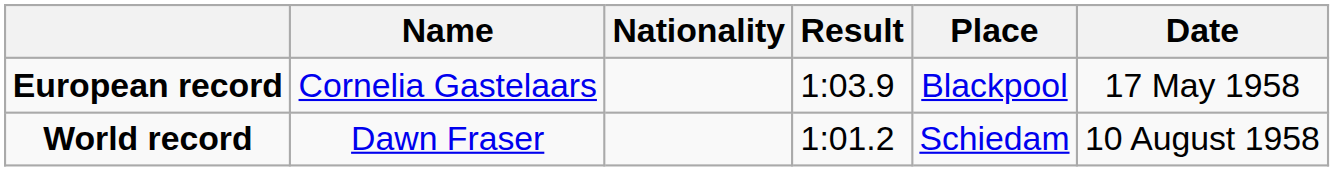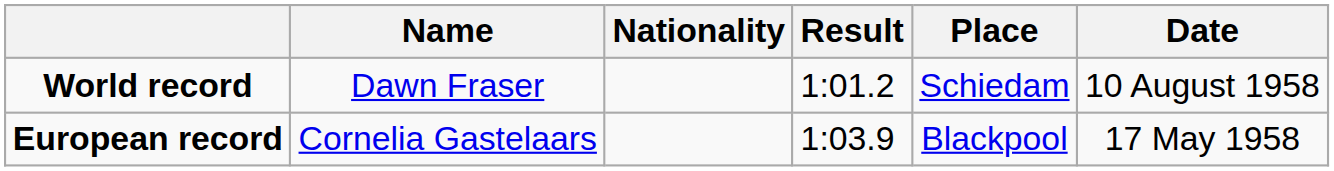rows swapped: (148, 138) <-> (148, 84)
